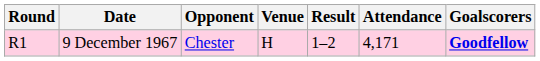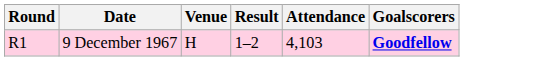- column: (219, 17)
(381, 42) 4,171 -> (304, 42) 4,103
